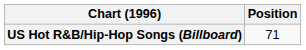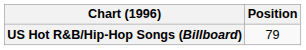(273, 34) 71 -> (273, 34) 79
